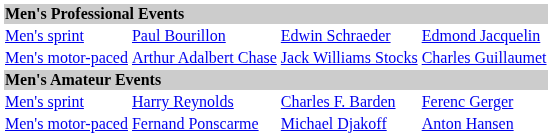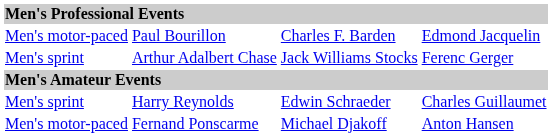(44, 36) Men's sprint -> (66, 36) Men's motor-paced
(336, 36) Edwin Schraeder -> (338, 36) Charles F. Barden
(66, 58) Men's motor-paced -> (44, 58) Men's sprint
(484, 58) Charles Guillaumet -> (467, 58) Ferenc Gerger
(338, 102) Charles F. Barden -> (336, 102) Edwin Schraeder
(467, 102) Ferenc Gerger -> (484, 102) Charles Guillaumet
